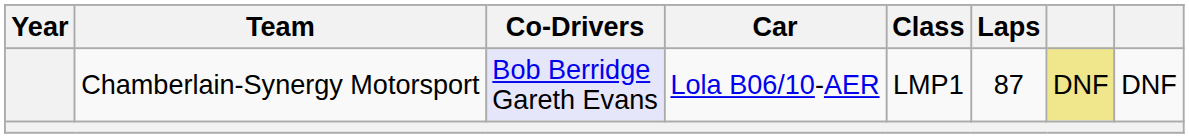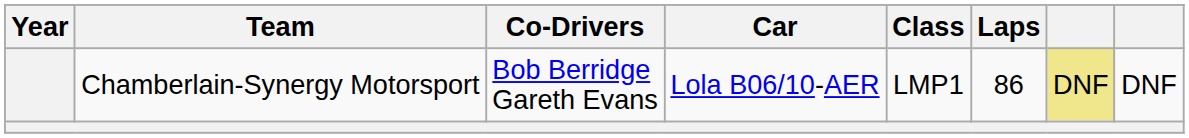(575, 85) lavender background -> (575, 85) no background
(1009, 85) 87 -> (1009, 85) 86
